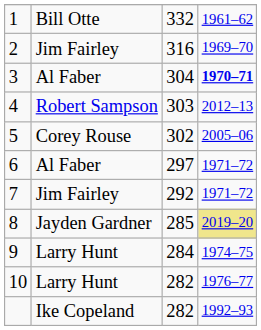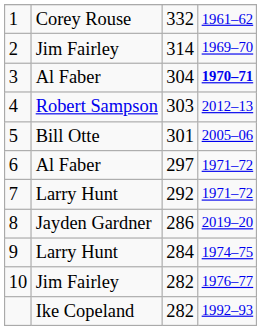(68, 19) Bill Otte -> (83, 19) Corey Rouse
(180, 48) 316 -> (180, 48) 314
(83, 135) Corey Rouse -> (68, 135) Bill Otte
(180, 135) 302 -> (180, 135) 301
(77, 194) Jim Fairley -> (77, 194) Larry Hunt
(180, 223) 285 -> (180, 223) 286
(227, 223) khaki background -> (227, 223) no background
(77, 281) Larry Hunt -> (77, 281) Jim Fairley
